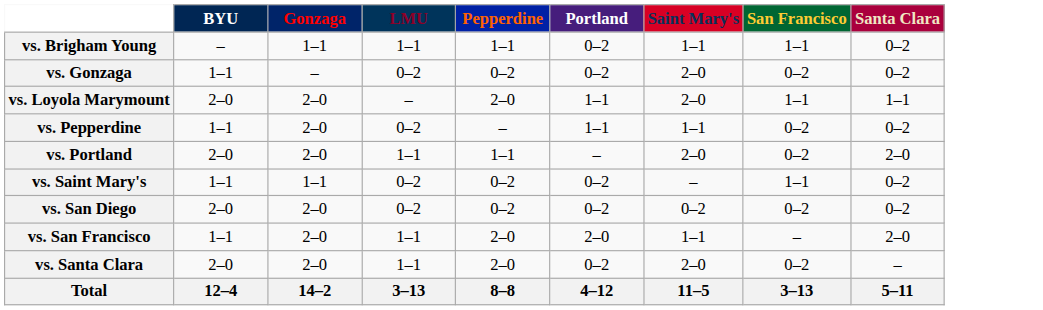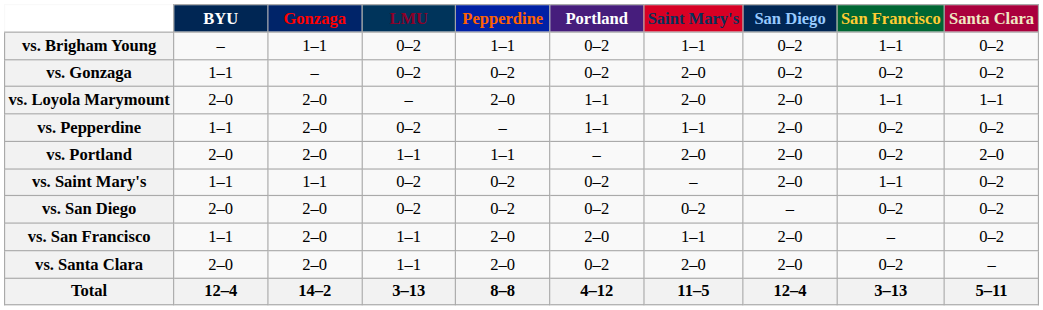+ column: (790, 18)
(409, 45) 1–1 -> (409, 45) 0–2
(898, 237) 2–0 -> (992, 237) 0–2
